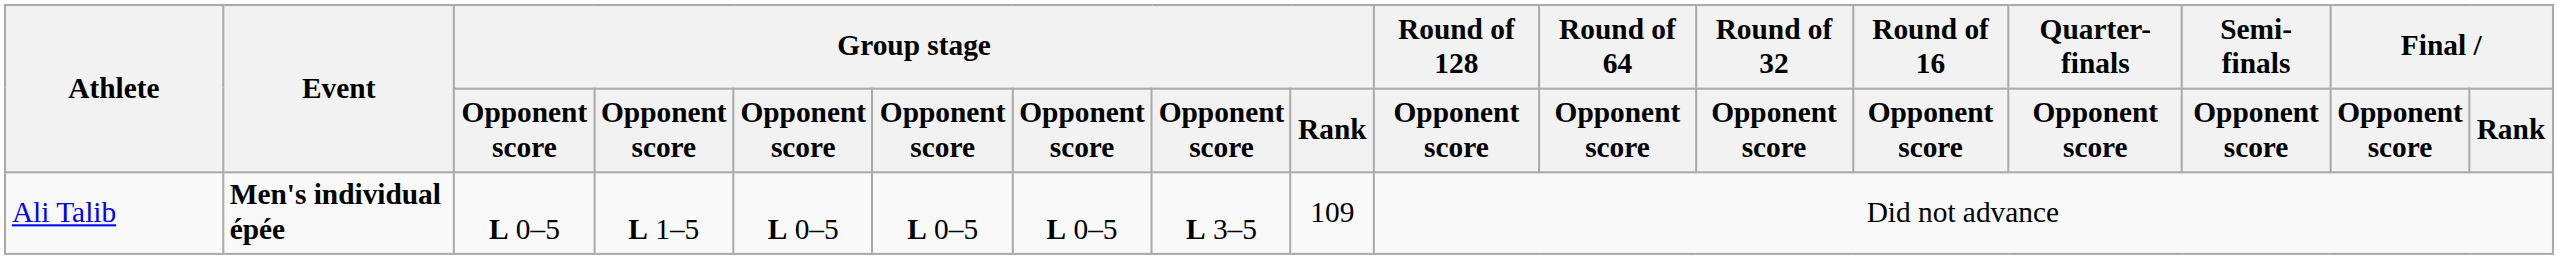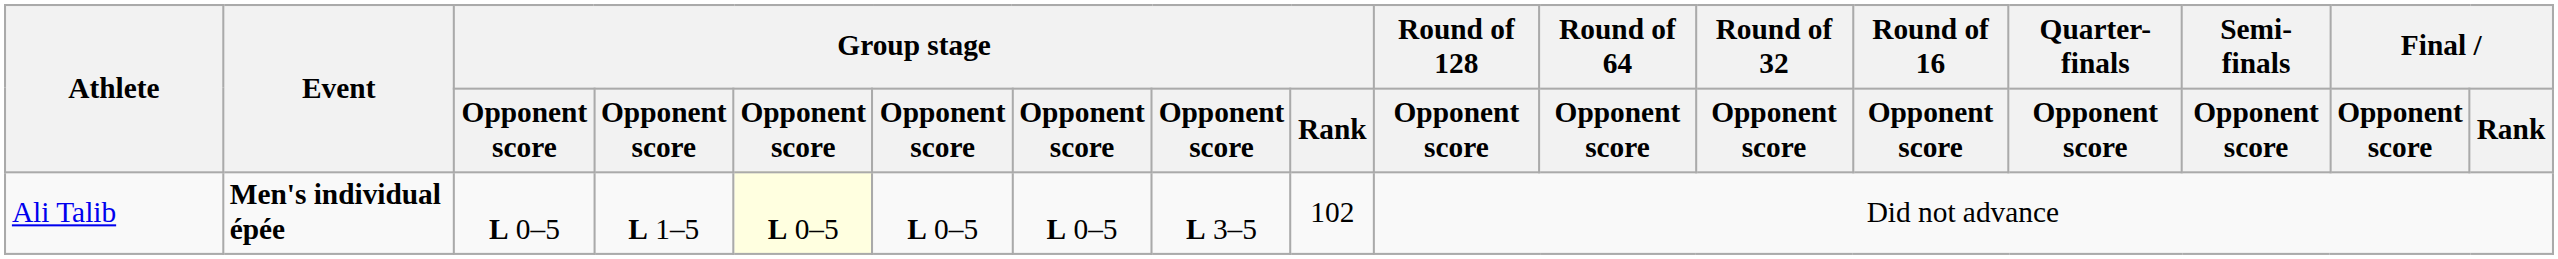(803, 230) no background -> (803, 230) lightyellow background
(1332, 212) 109 -> (1332, 212) 102
